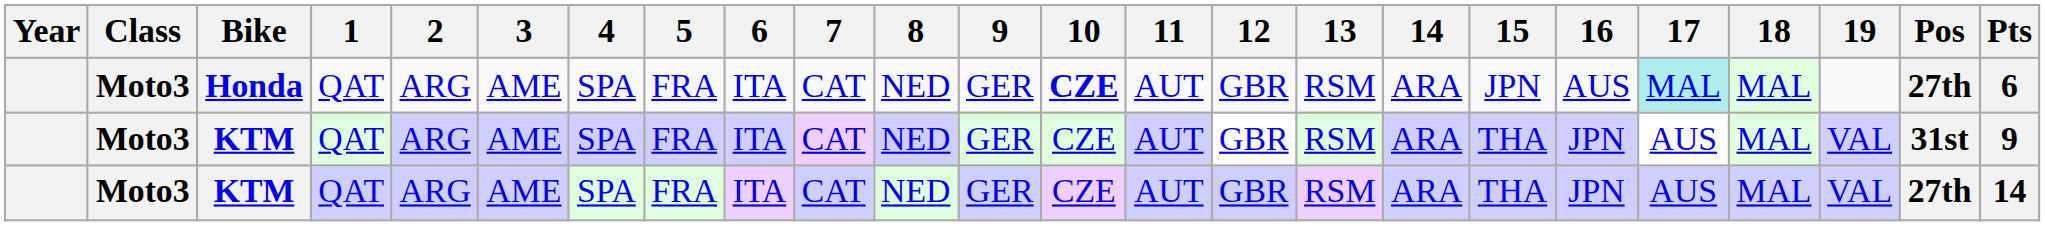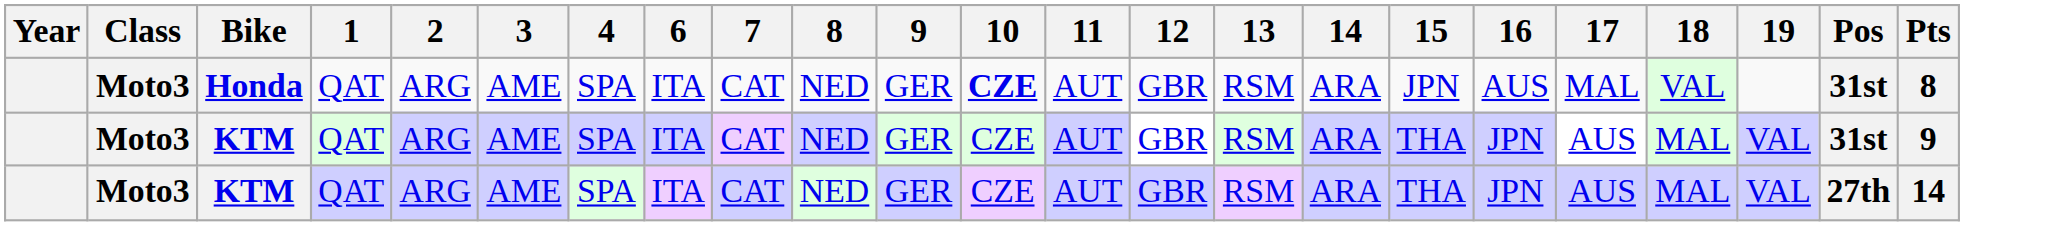- column: (684, 31)
(1683, 84) paleturquoise background -> (1602, 84) no background
(1774, 84) MAL -> (1693, 84) VAL
(1940, 84) 27th -> (1858, 84) 31st
(2010, 84) 6 -> (1928, 84) 8
